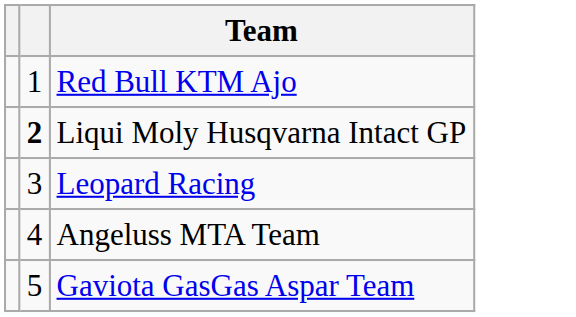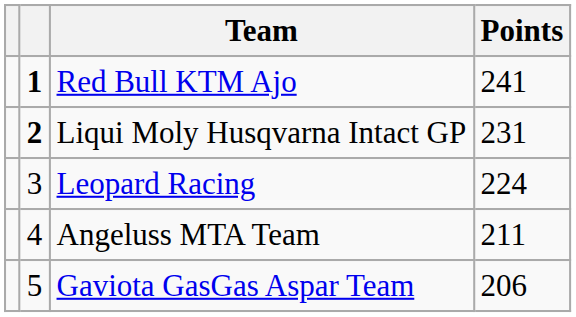+ column: (522, 30)
(34, 81) normal -> (34, 81) bold
